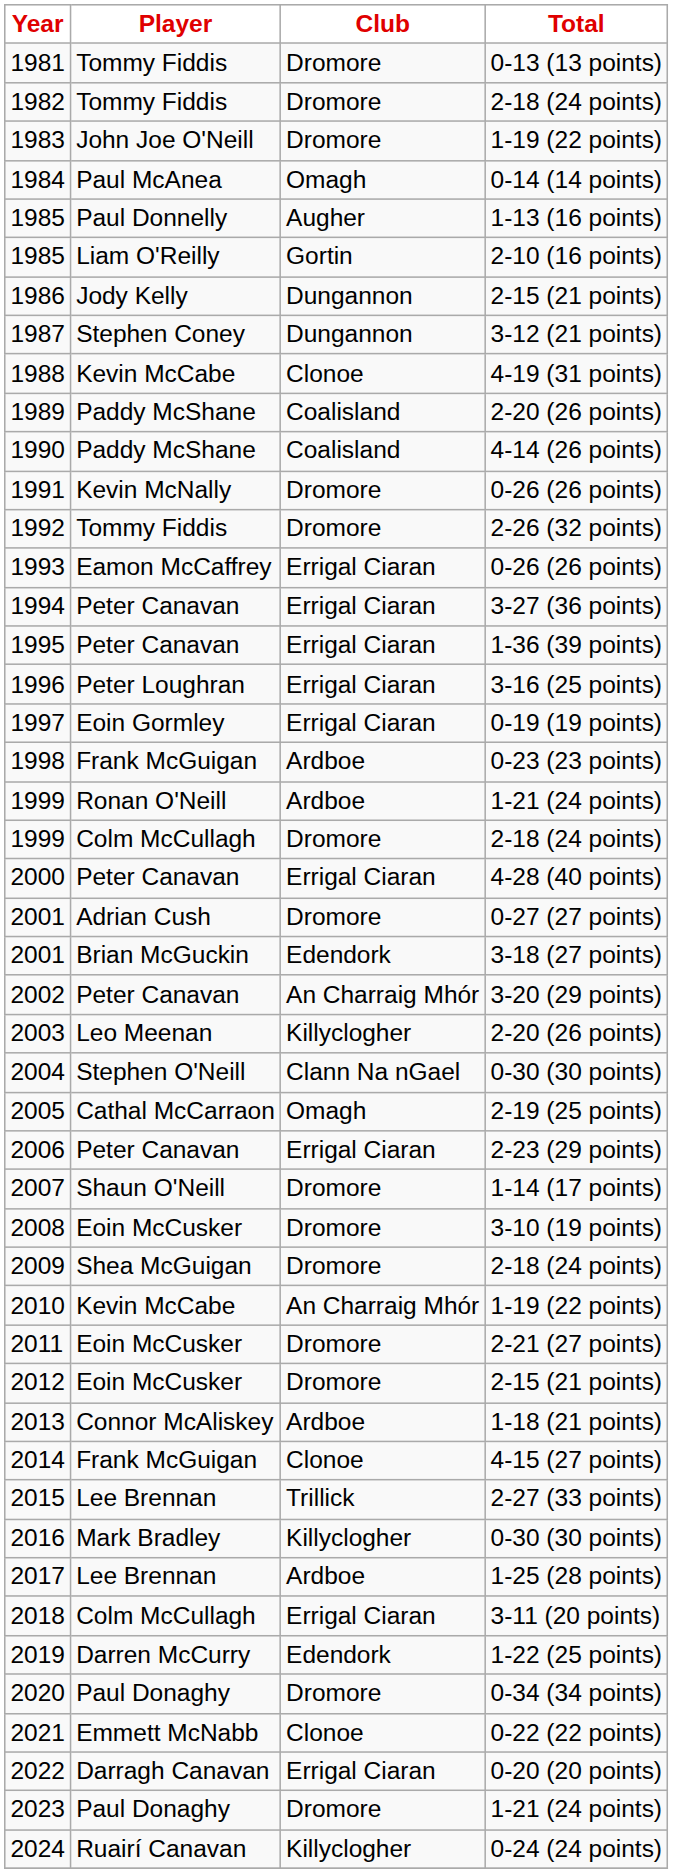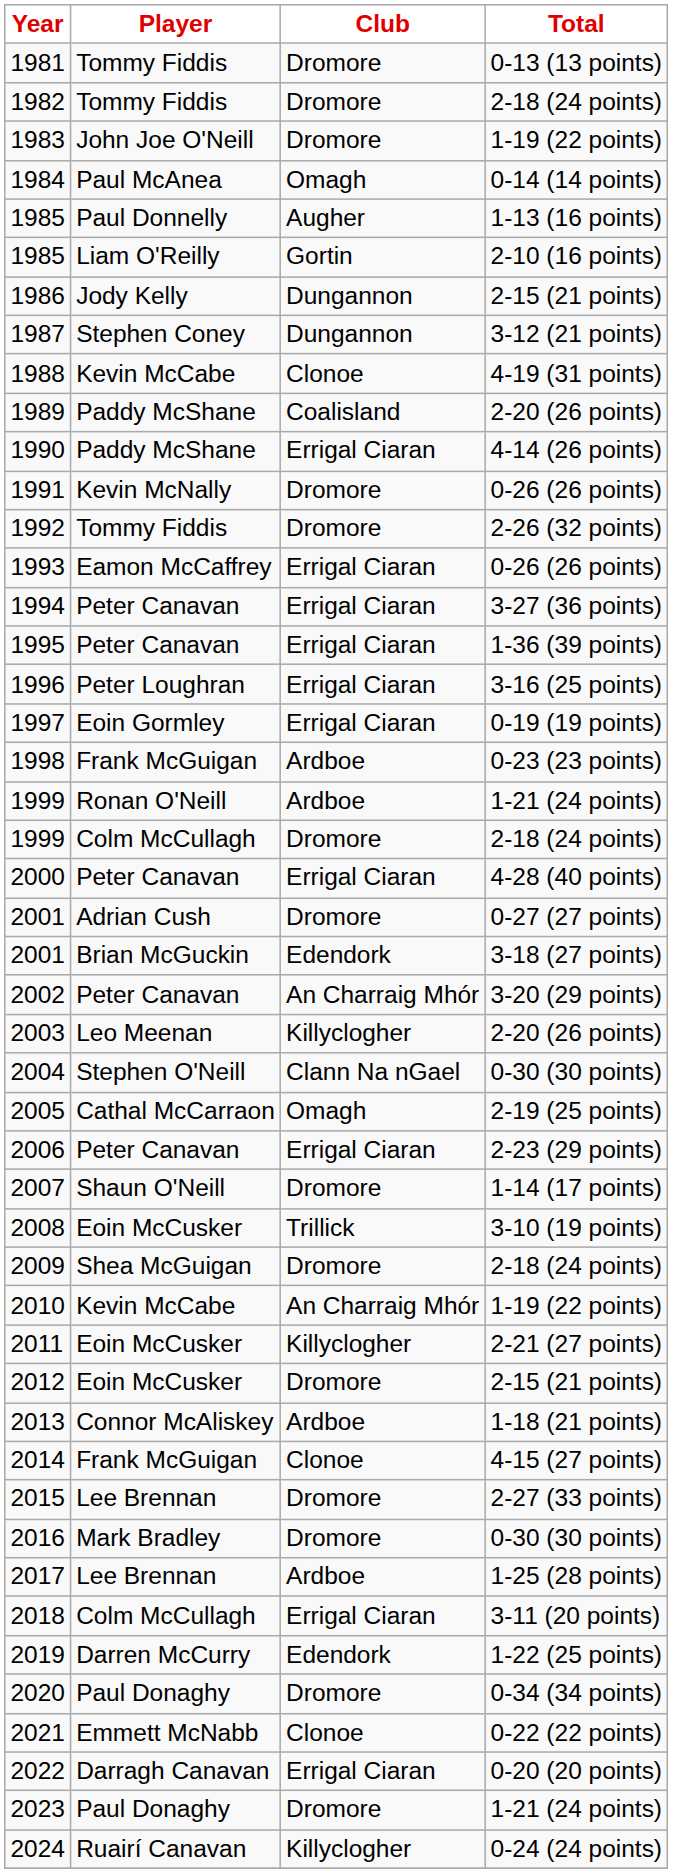(343, 450) Coalisland -> (361, 450) Errigal Ciaran
(334, 1227) Dromore -> (320, 1227) Trillick
(334, 1343) Dromore -> (349, 1343) Killyclogher
(320, 1499) Trillick -> (334, 1499) Dromore
(349, 1538) Killyclogher -> (334, 1538) Dromore
